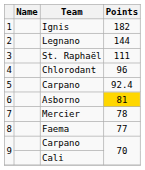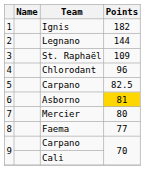(122, 56) 111 -> (122, 56) 109
(122, 85) 92.4 -> (122, 85) 82.5
(122, 114) 78 -> (122, 114) 80
